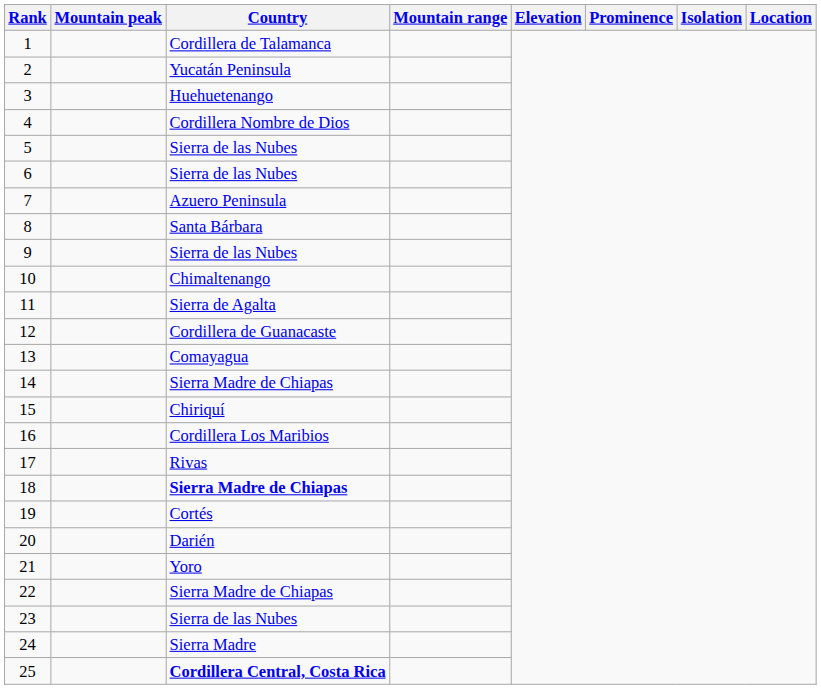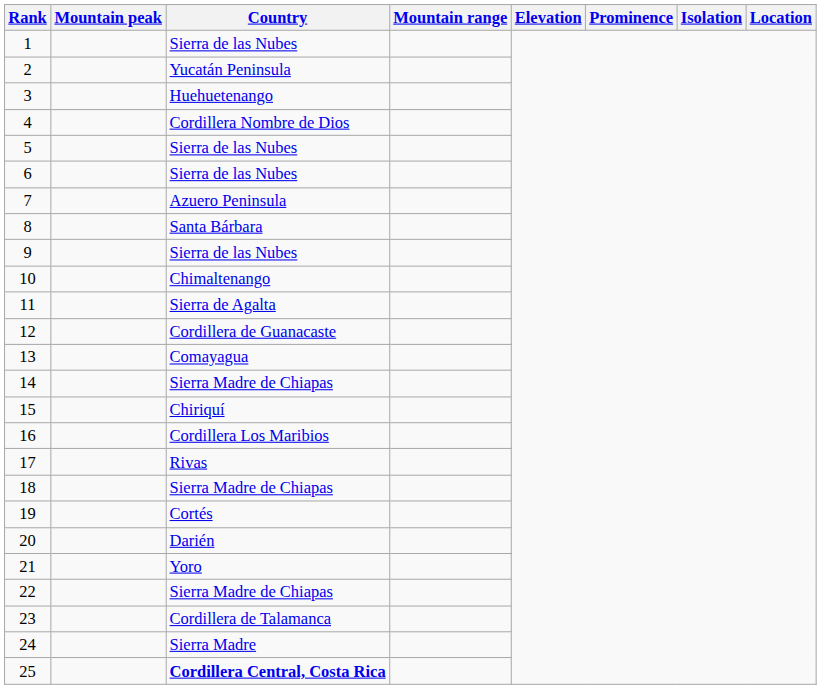(250, 43) Cordillera de Talamanca -> (233, 43) Sierra de las Nubes
(258, 488) bold -> (251, 488) normal
(233, 618) Sierra de las Nubes -> (250, 618) Cordillera de Talamanca
